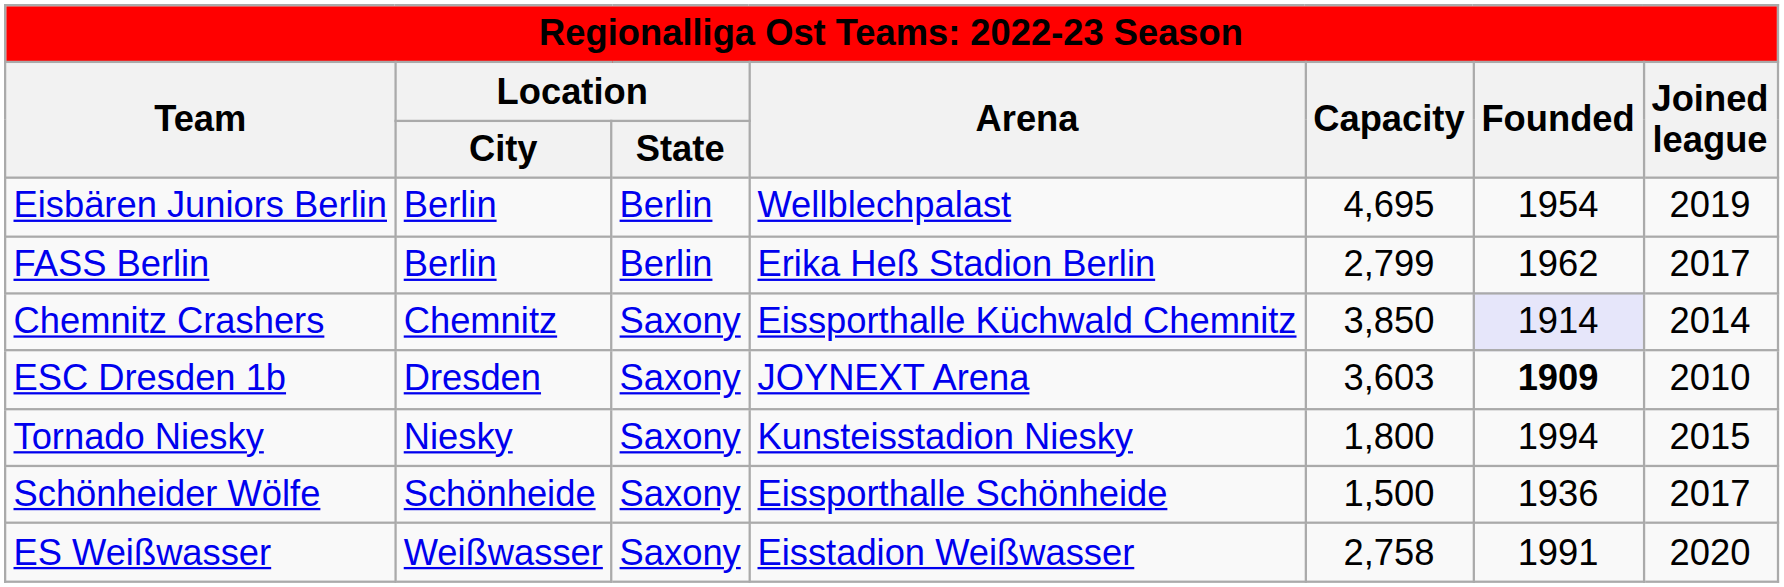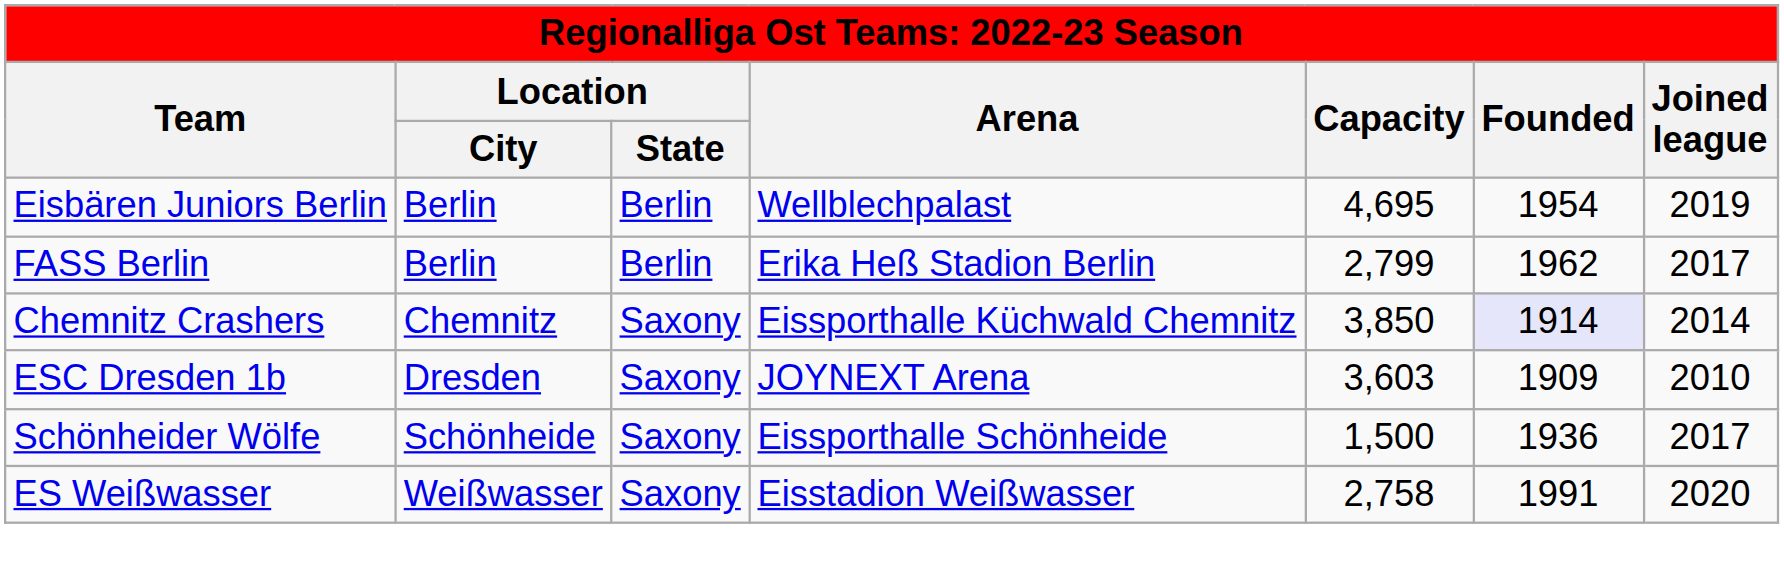(1558, 378) bold -> (1558, 378) normal
- row: (139, 436)
